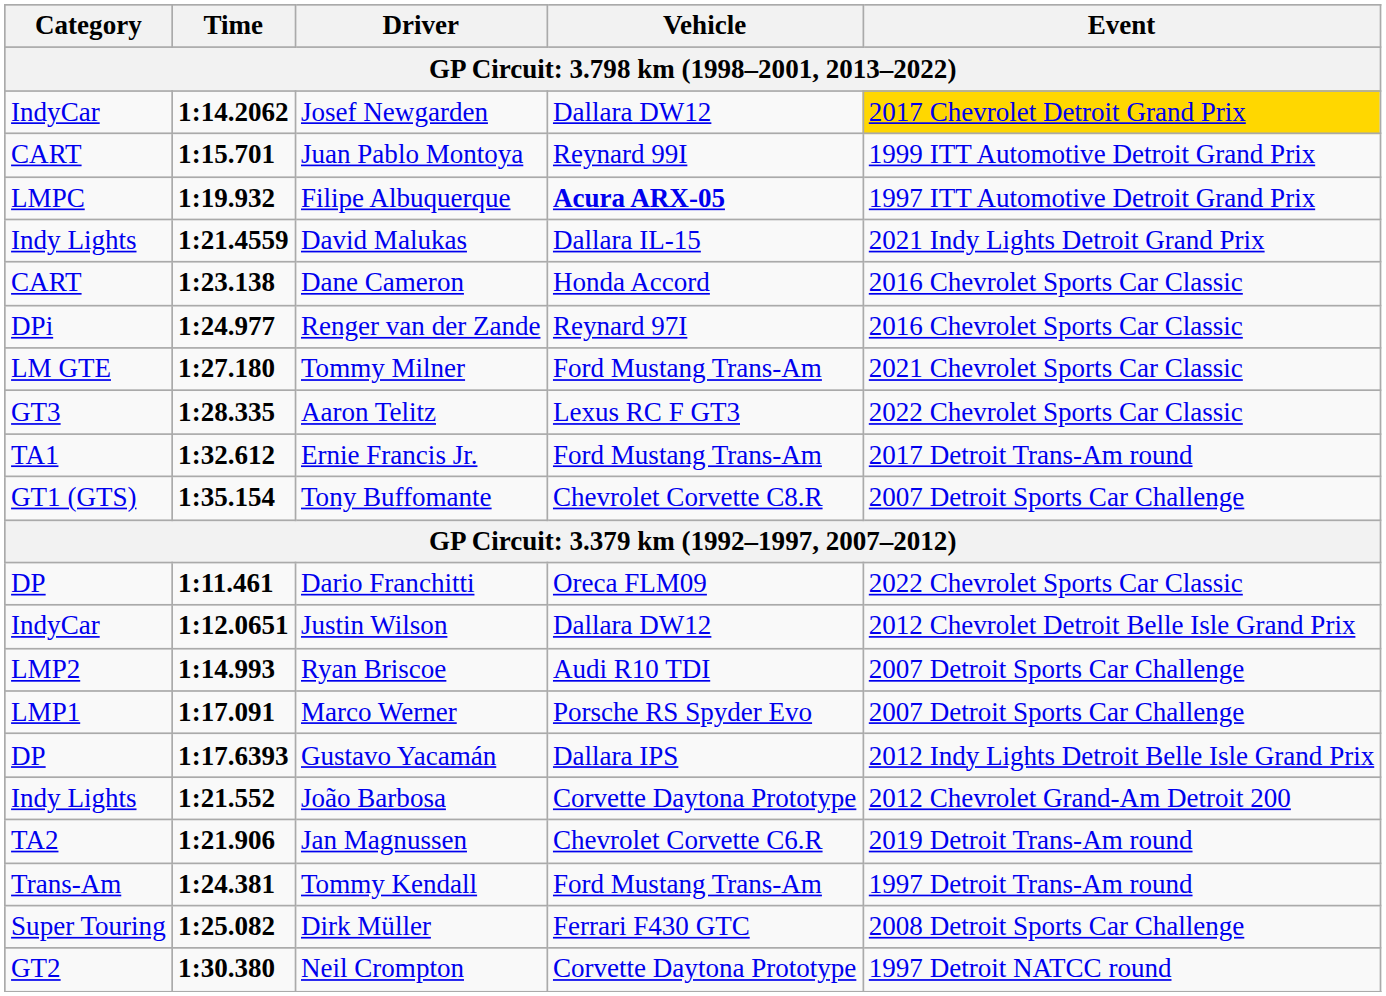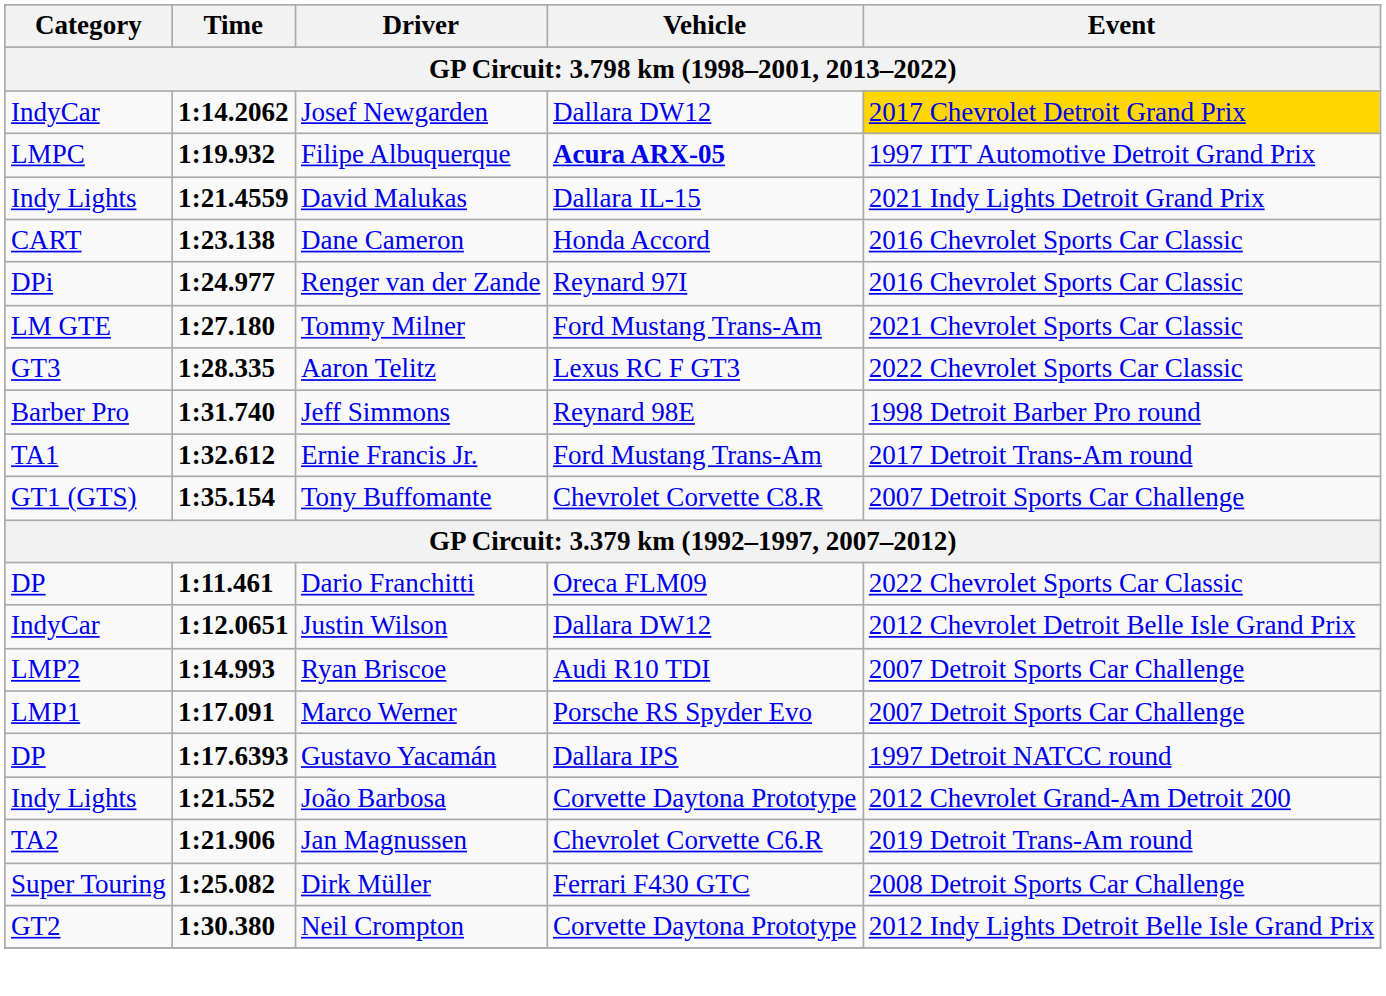- row: (412, 154)
+ row: (375, 411)
(1122, 754) 2012 Indy Lights Detroit Belle Isle Grand Prix -> (1020, 754) 1997 Detroit NATCC round
- row: (389, 883)
(1020, 969) 1997 Detroit NATCC round -> (1122, 926) 2012 Indy Lights Detroit Belle Isle Grand Prix
